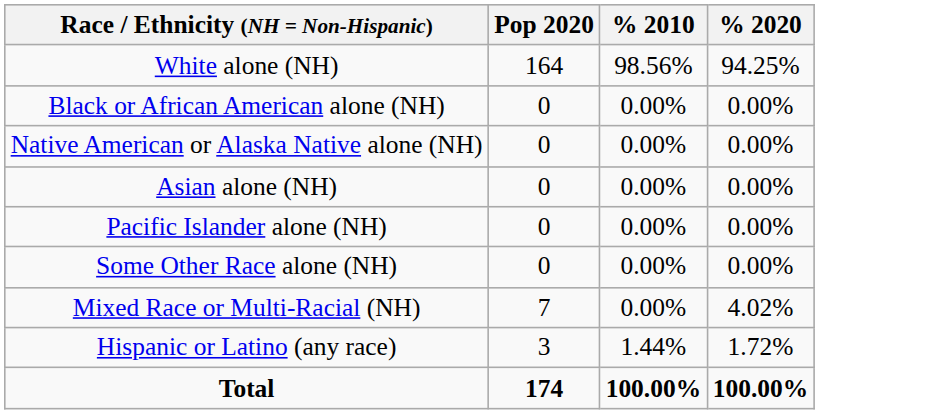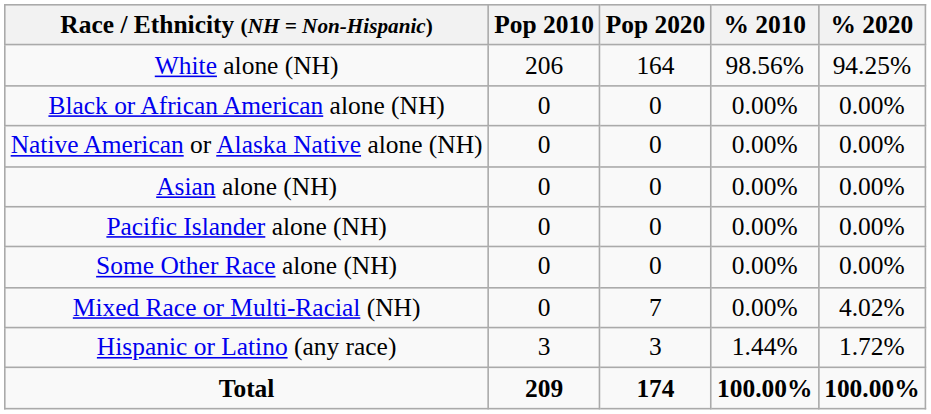+ column: (544, 24)
